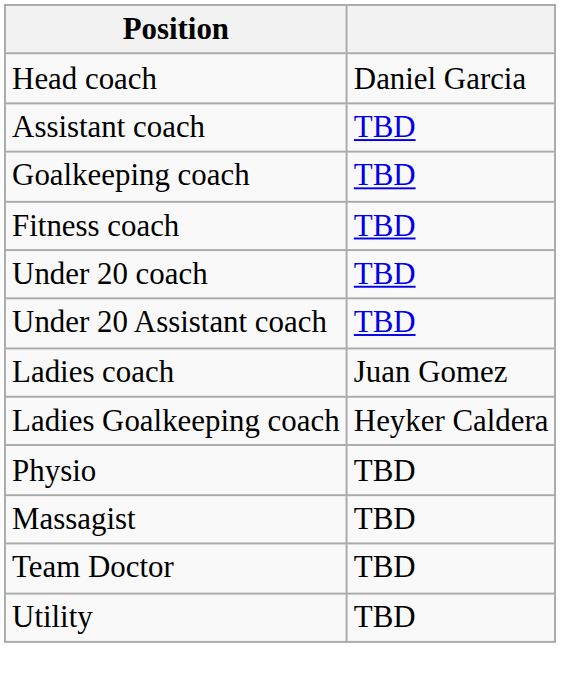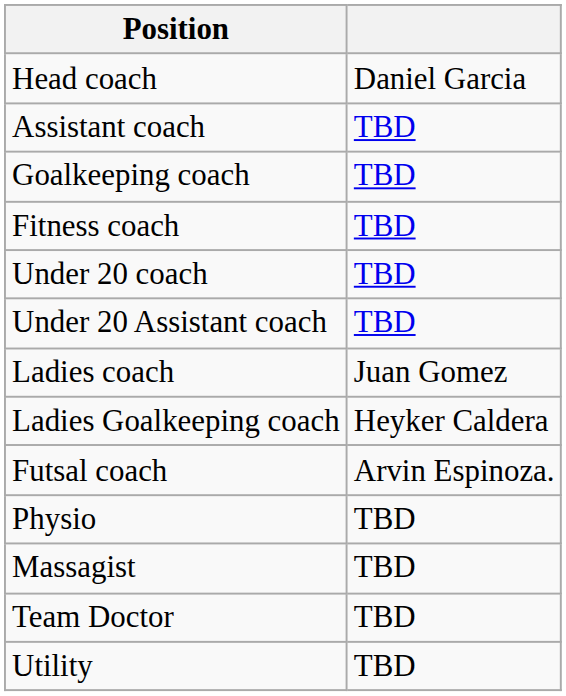+ row: (90, 469)
